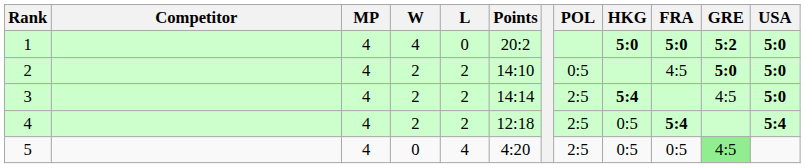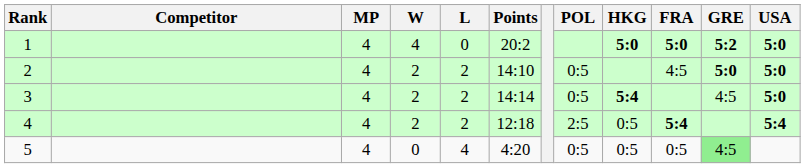(578, 96) 2:5 -> (578, 96) 0:5
(578, 149) 2:5 -> (578, 149) 0:5
